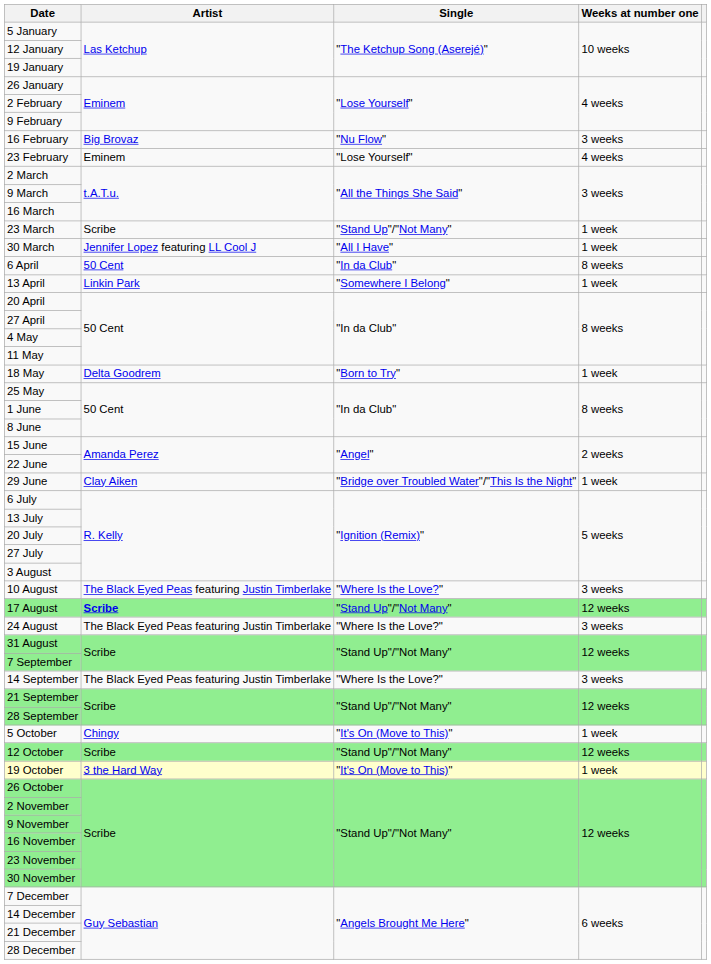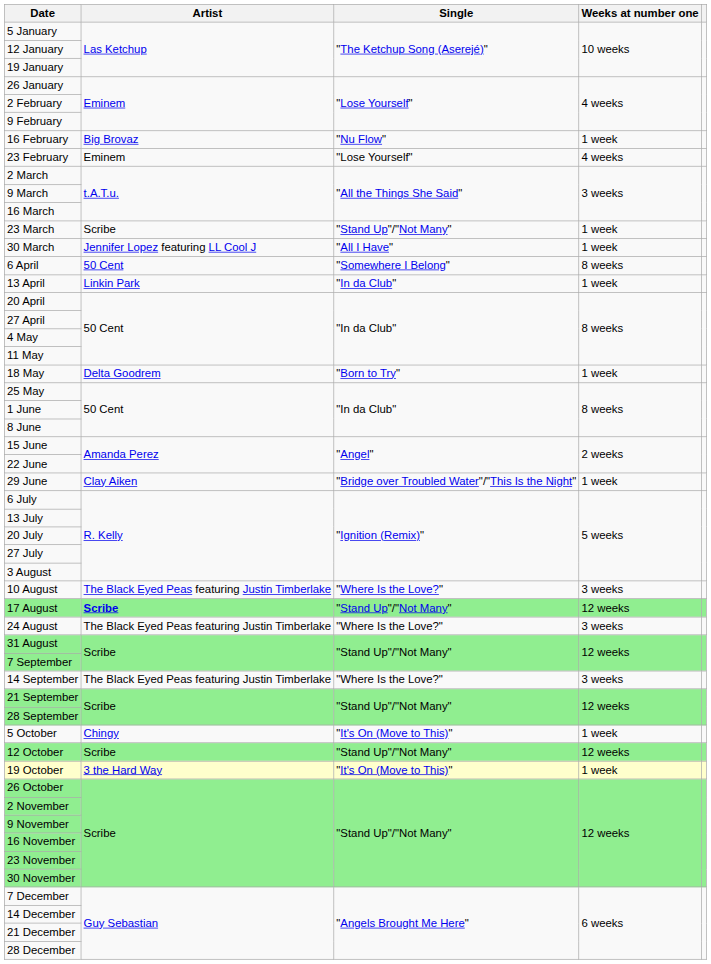(602, 139) 3 weeks -> (599, 139) 1 week
(366, 265) "In da Club" -> (393, 265) "Somewhere I Belong"
(393, 283) "Somewhere I Belong" -> (366, 283) "In da Club"
